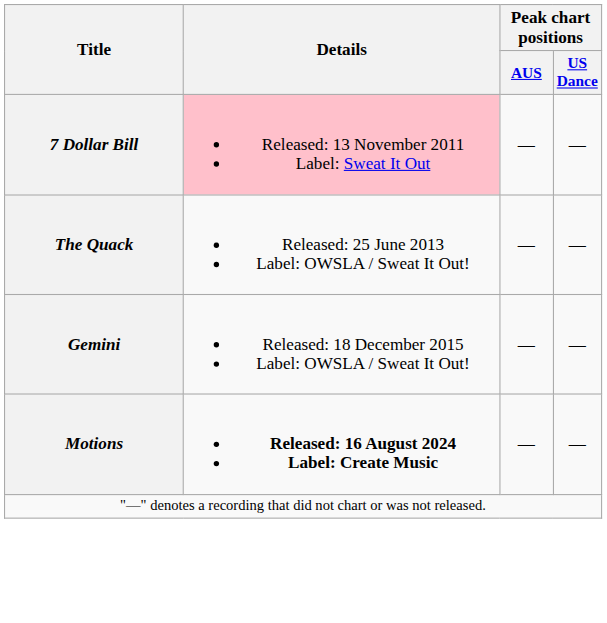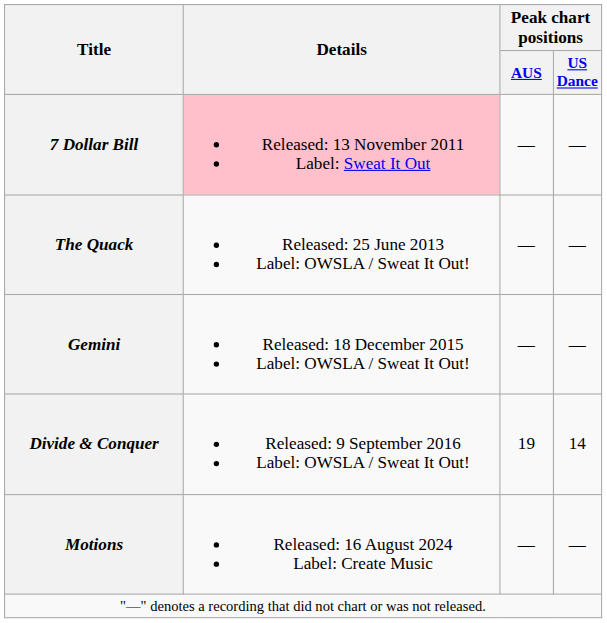+ row: (94, 444)
(342, 454) bold -> (342, 554) normal
